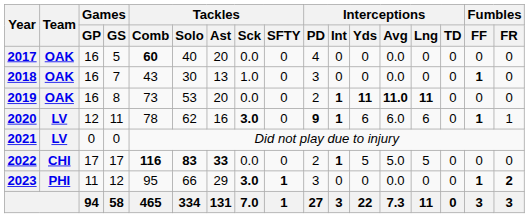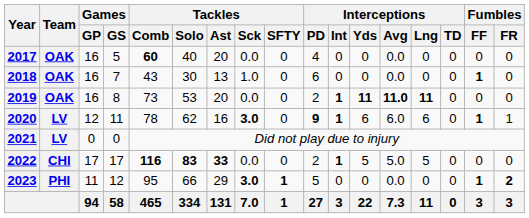(316, 77) 3 -> (316, 77) 6
(316, 181) 3 -> (316, 181) 5
